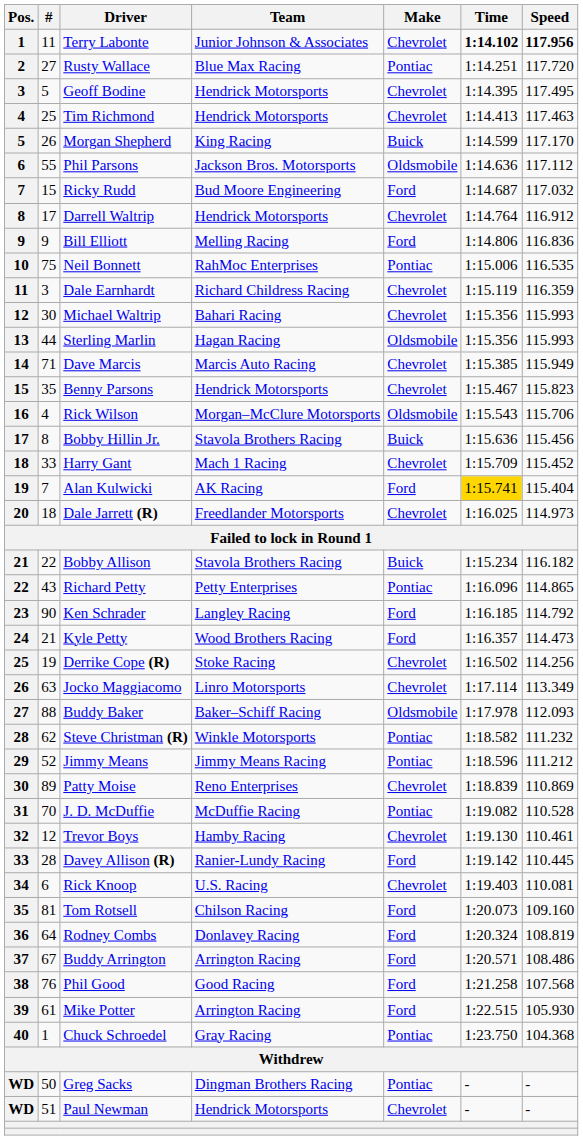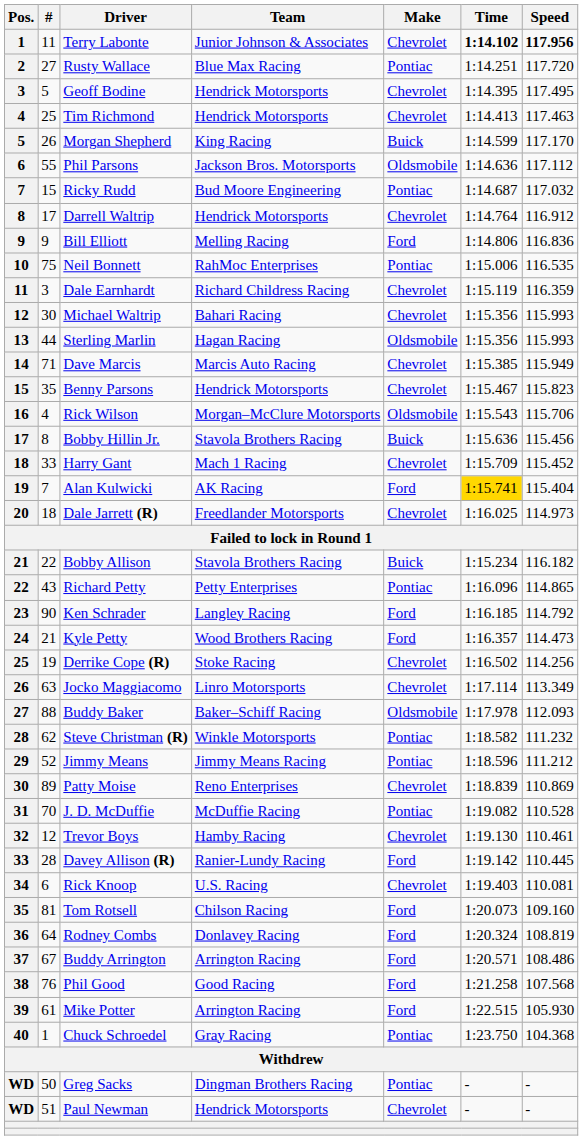(402, 190) Ford -> (410, 190) Pontiac
